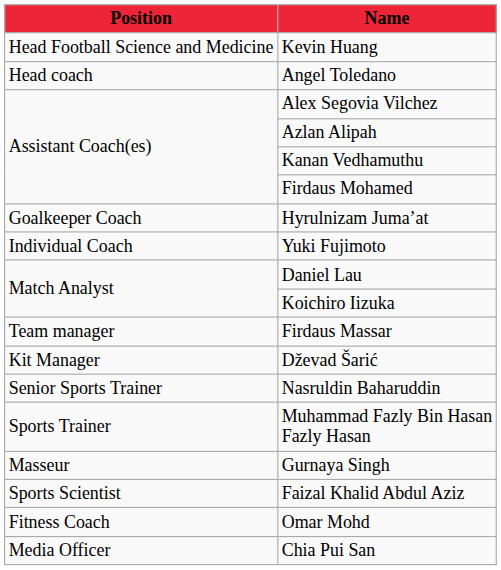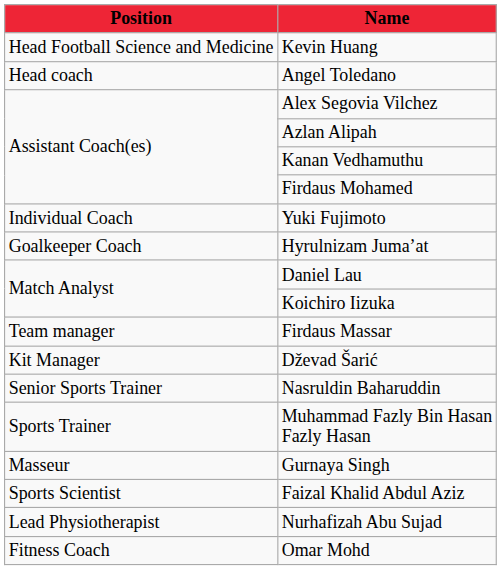rows swapped: (355, 217) <-> (334, 246)
+ row: (362, 522)
- row: (328, 550)
